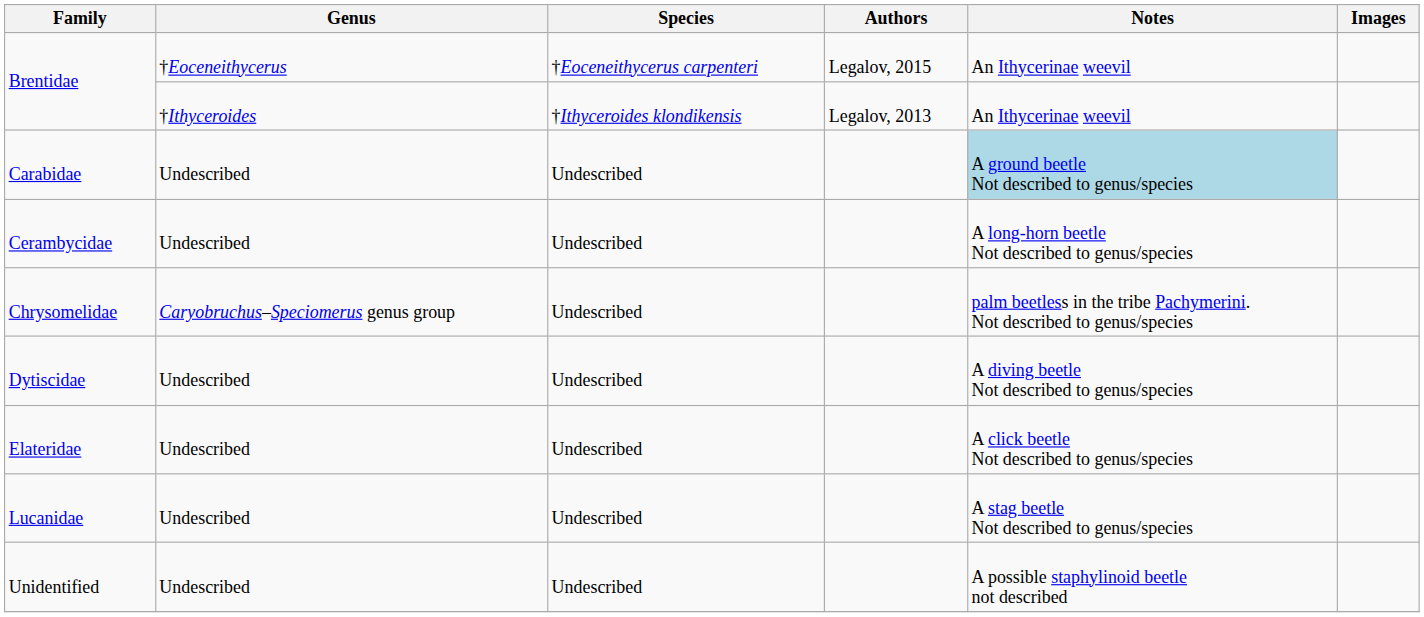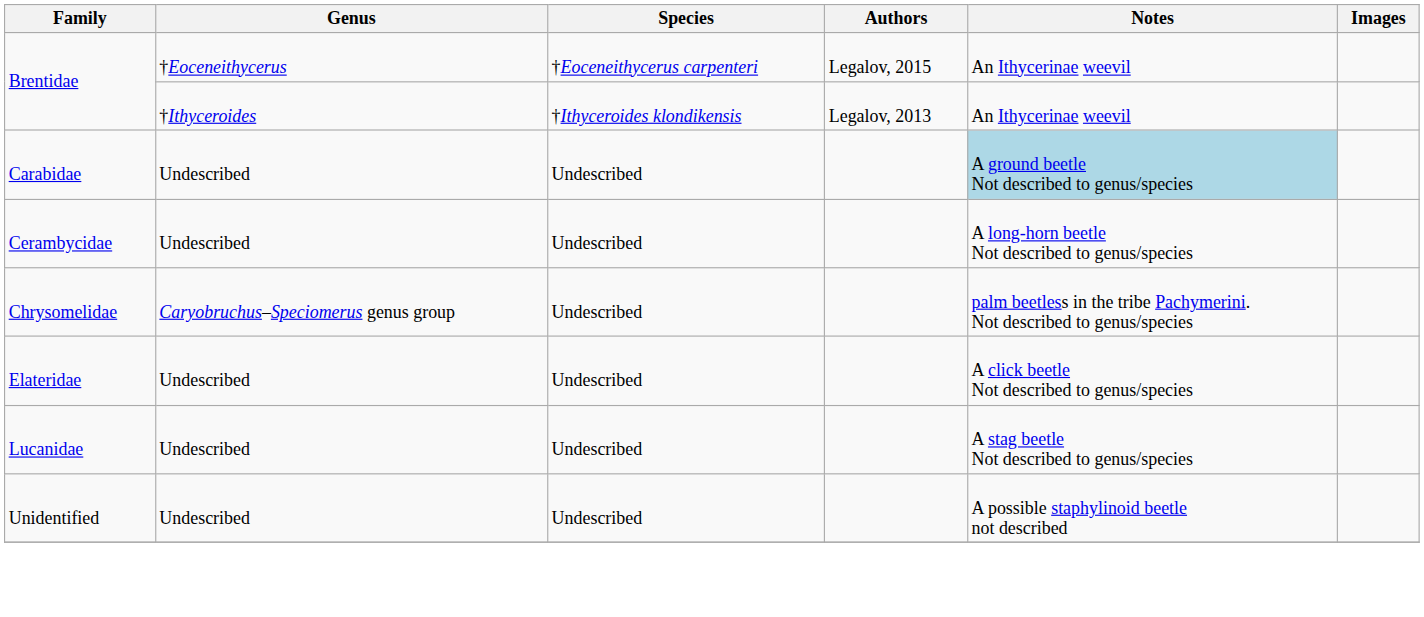- row: (47, 380)
